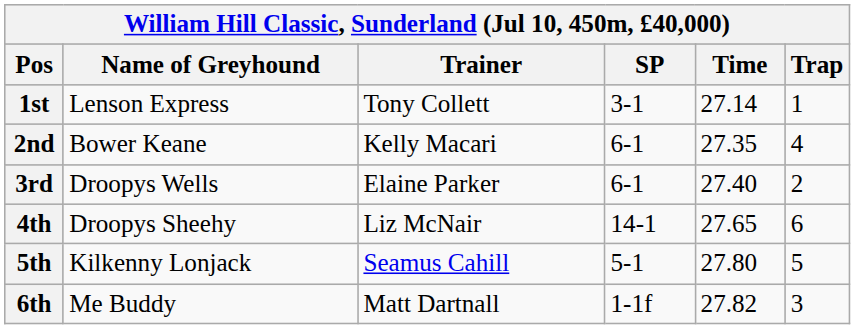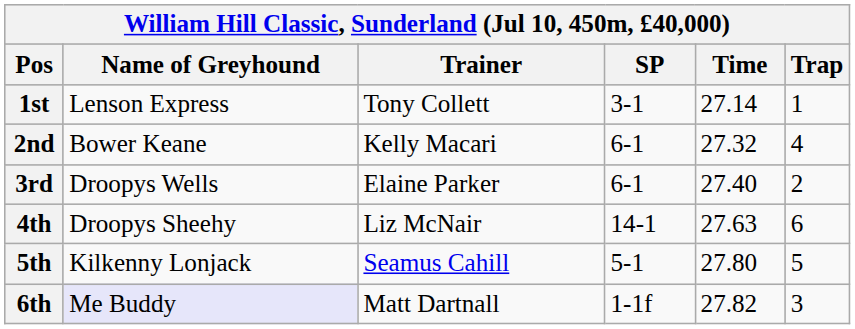(729, 143) 27.35 -> (729, 143) 27.32
(729, 223) 27.65 -> (729, 223) 27.63
(123, 303) no background -> (123, 303) lavender background
